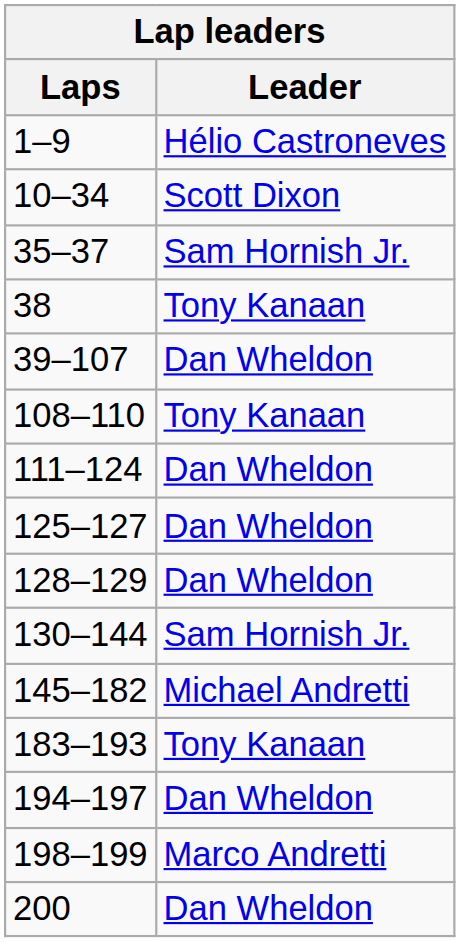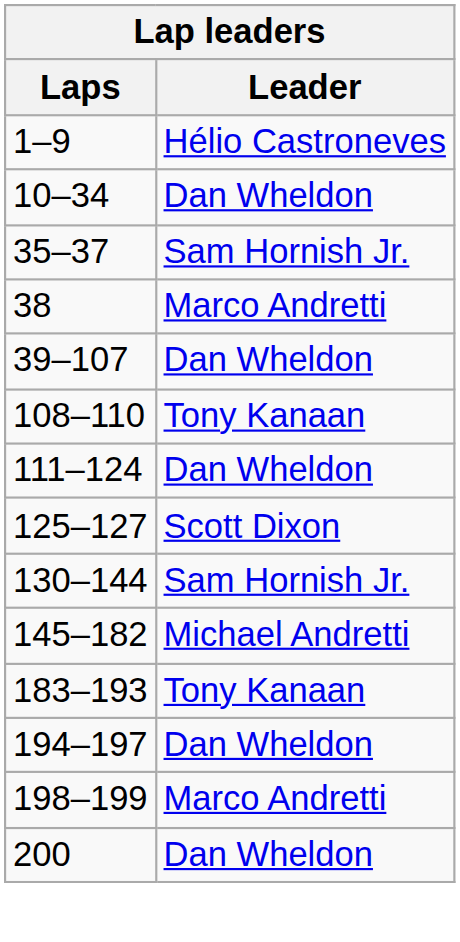(252, 196) Scott Dixon -> (268, 196) Dan Wheldon
(264, 305) Tony Kanaan -> (275, 305) Marco Andretti
(268, 525) Dan Wheldon -> (252, 525) Scott Dixon
- row: (80, 580)
